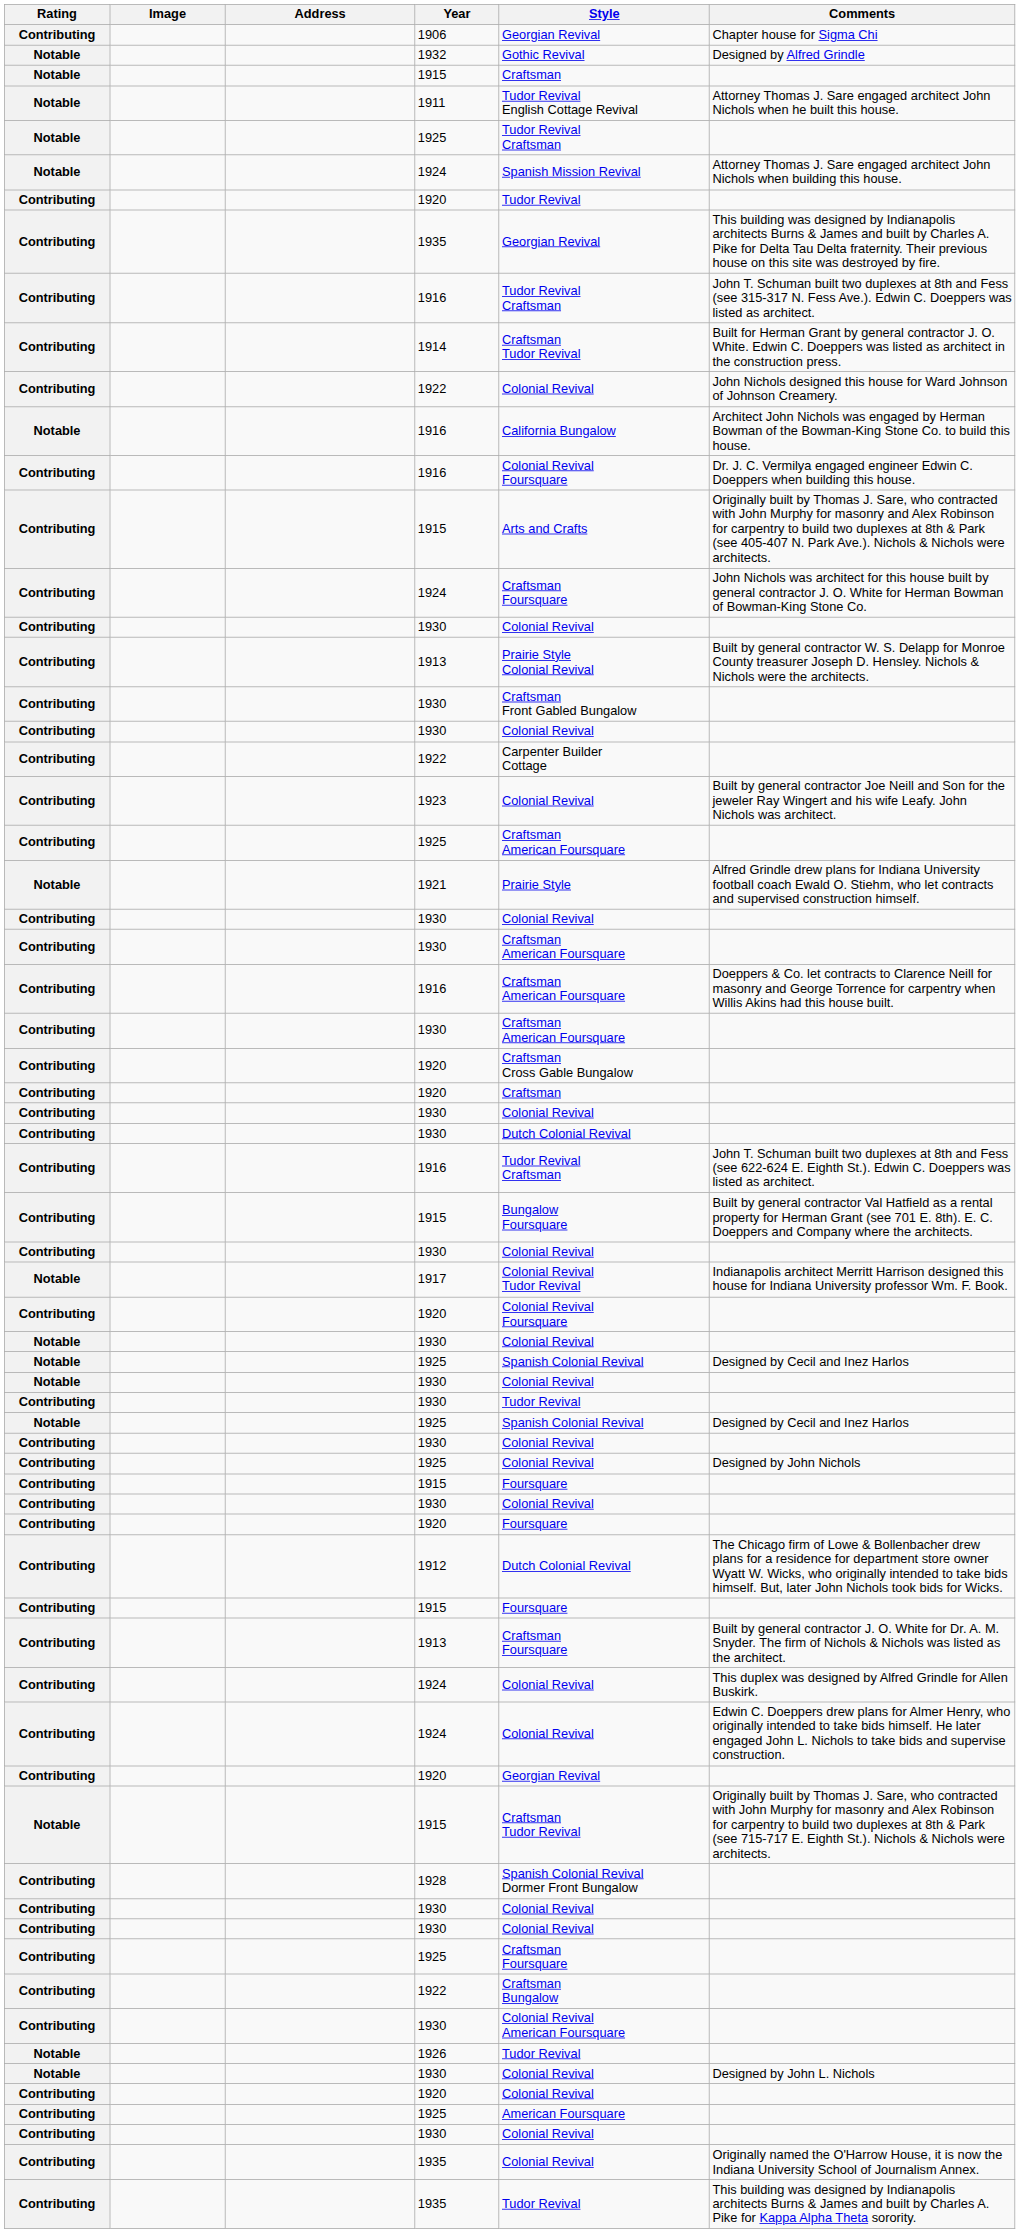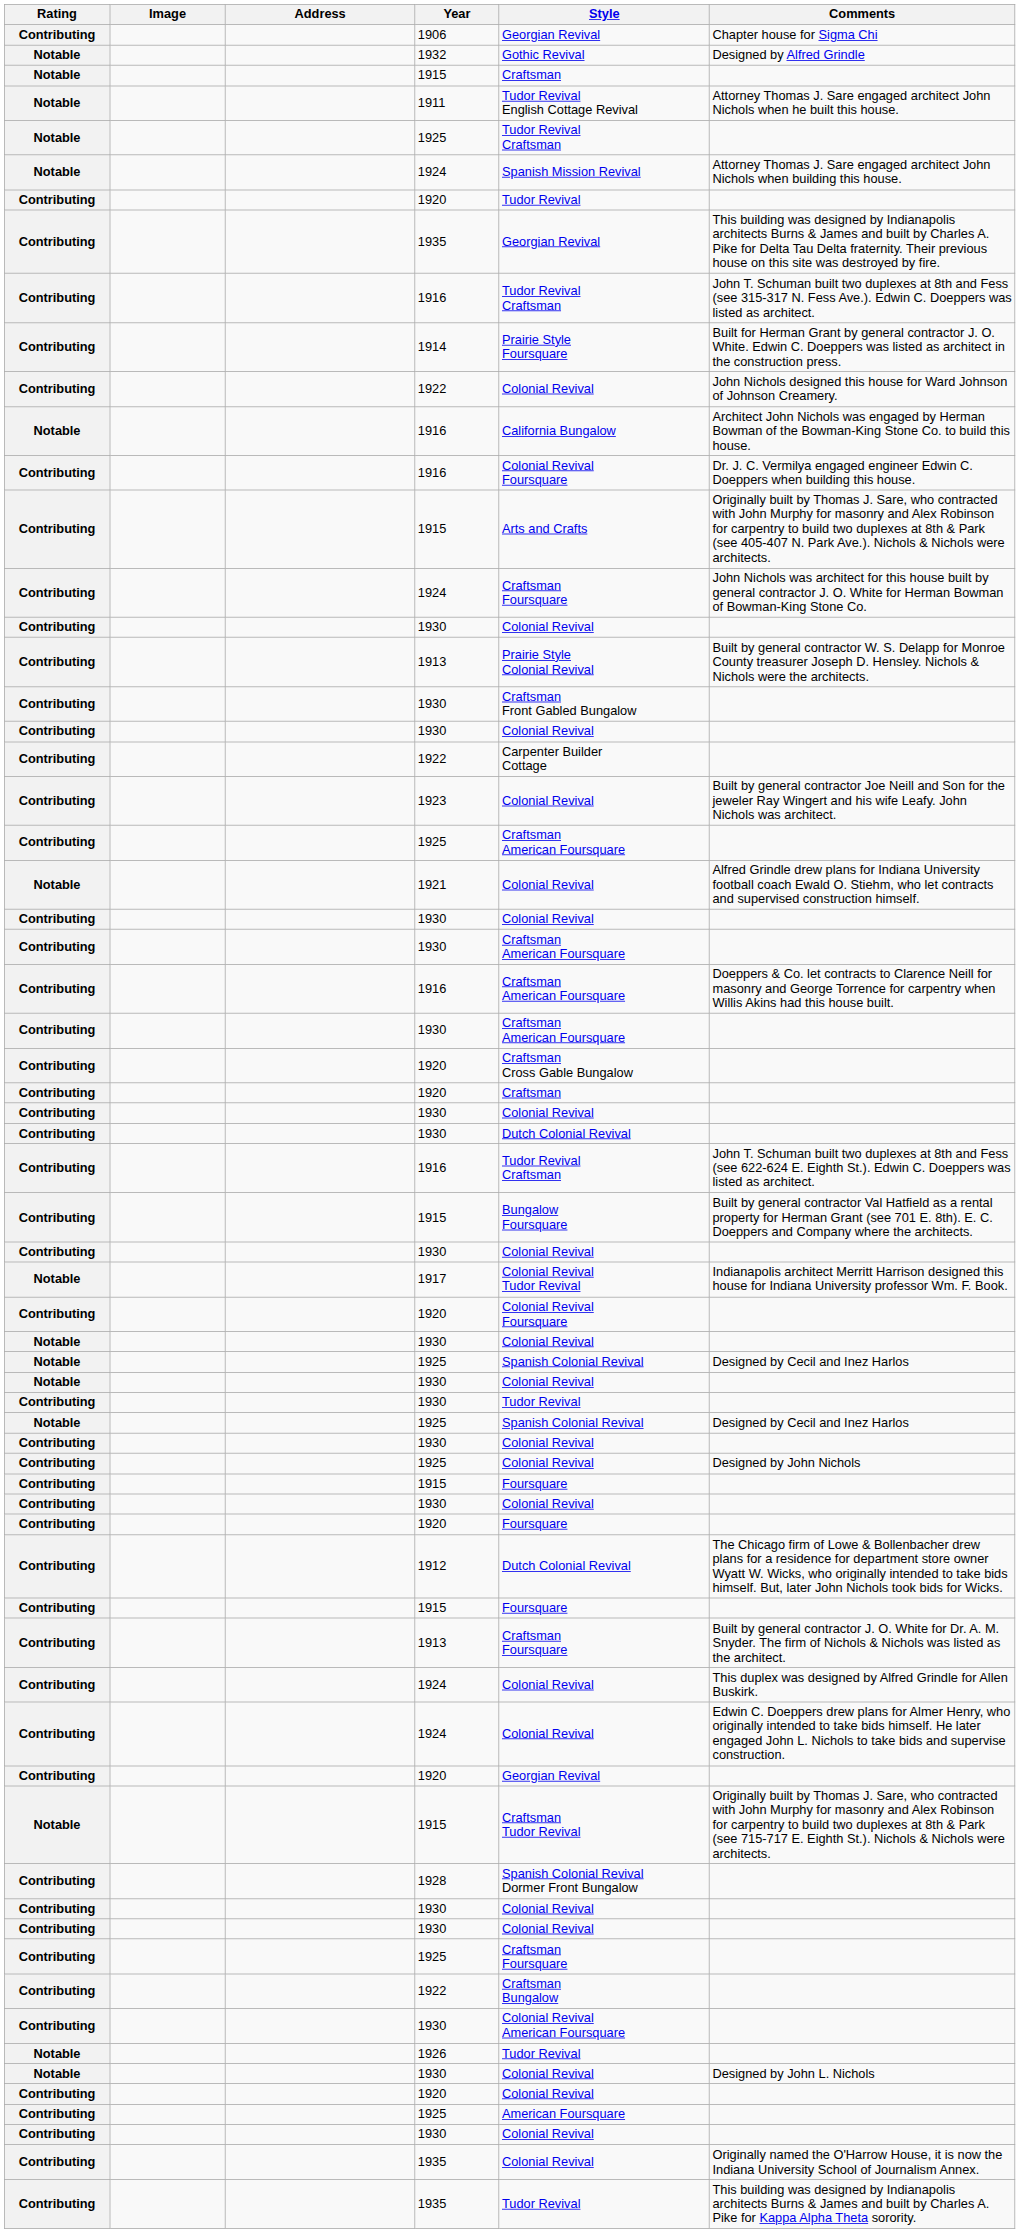(541, 347) Craftsman Tudor Revival -> (536, 347) Prairie Style Foursquare
(536, 884) Prairie Style -> (548, 884) Colonial Revival
